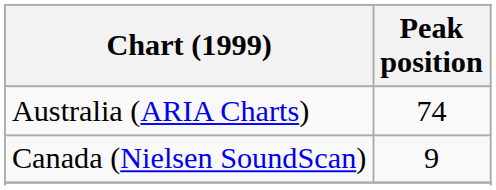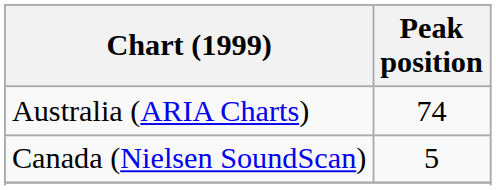(432, 158) 9 -> (432, 158) 5
